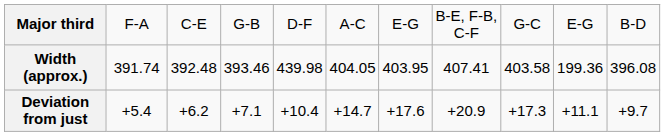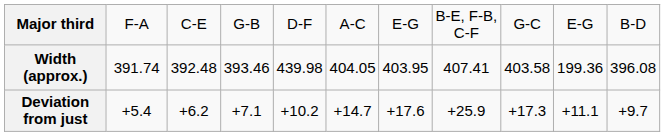(300, 110) +10.4 -> (300, 110) +10.2
(466, 110) +20.9 -> (466, 110) +25.9
